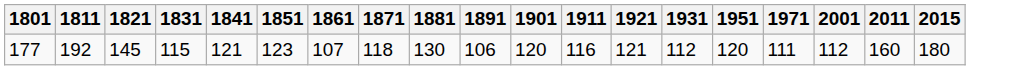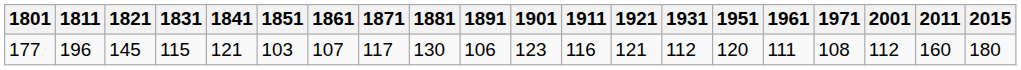+ column: (788, 19)
(75, 49) 192 -> (75, 49) 196
(277, 49) 123 -> (277, 49) 103
(378, 49) 118 -> (378, 49) 117
(531, 49) 120 -> (531, 49) 123
(782, 49) 111 -> (834, 49) 108
